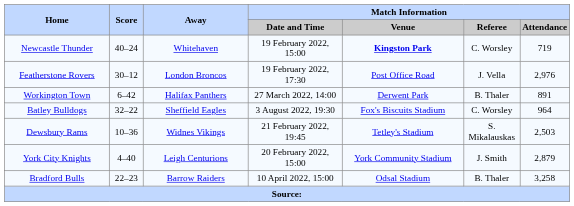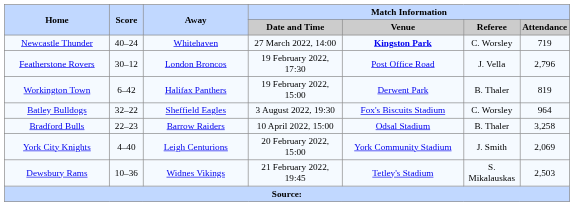(295, 48) 19 February 2022, 15:00 -> (295, 42) 27 March 2022, 14:00
(545, 74) 2,976 -> (545, 63) 2,796
(295, 95) 27 March 2022, 14:00 -> (295, 89) 19 February 2022, 15:00
(545, 95) 891 -> (545, 89) 819
rows swapped: (57, 178) <-> (57, 131)
(545, 157) 2,879 -> (545, 146) 2,069
